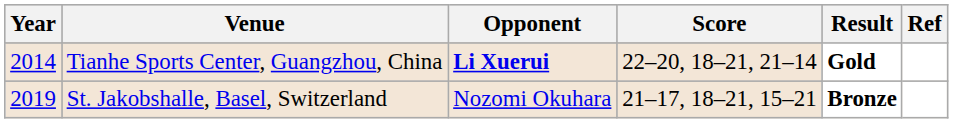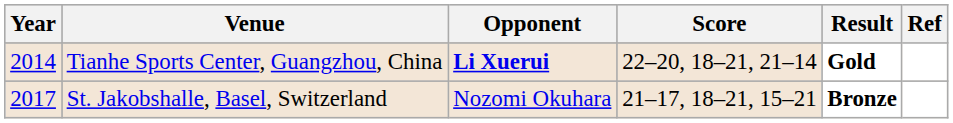(33, 99) 2019 -> (33, 99) 2017
